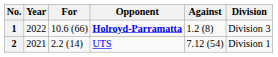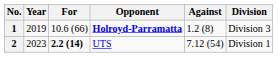(36, 28) 2022 -> (36, 28) 2019
(36, 44) 2021 -> (36, 44) 2023
(67, 44) normal -> (67, 44) bold
